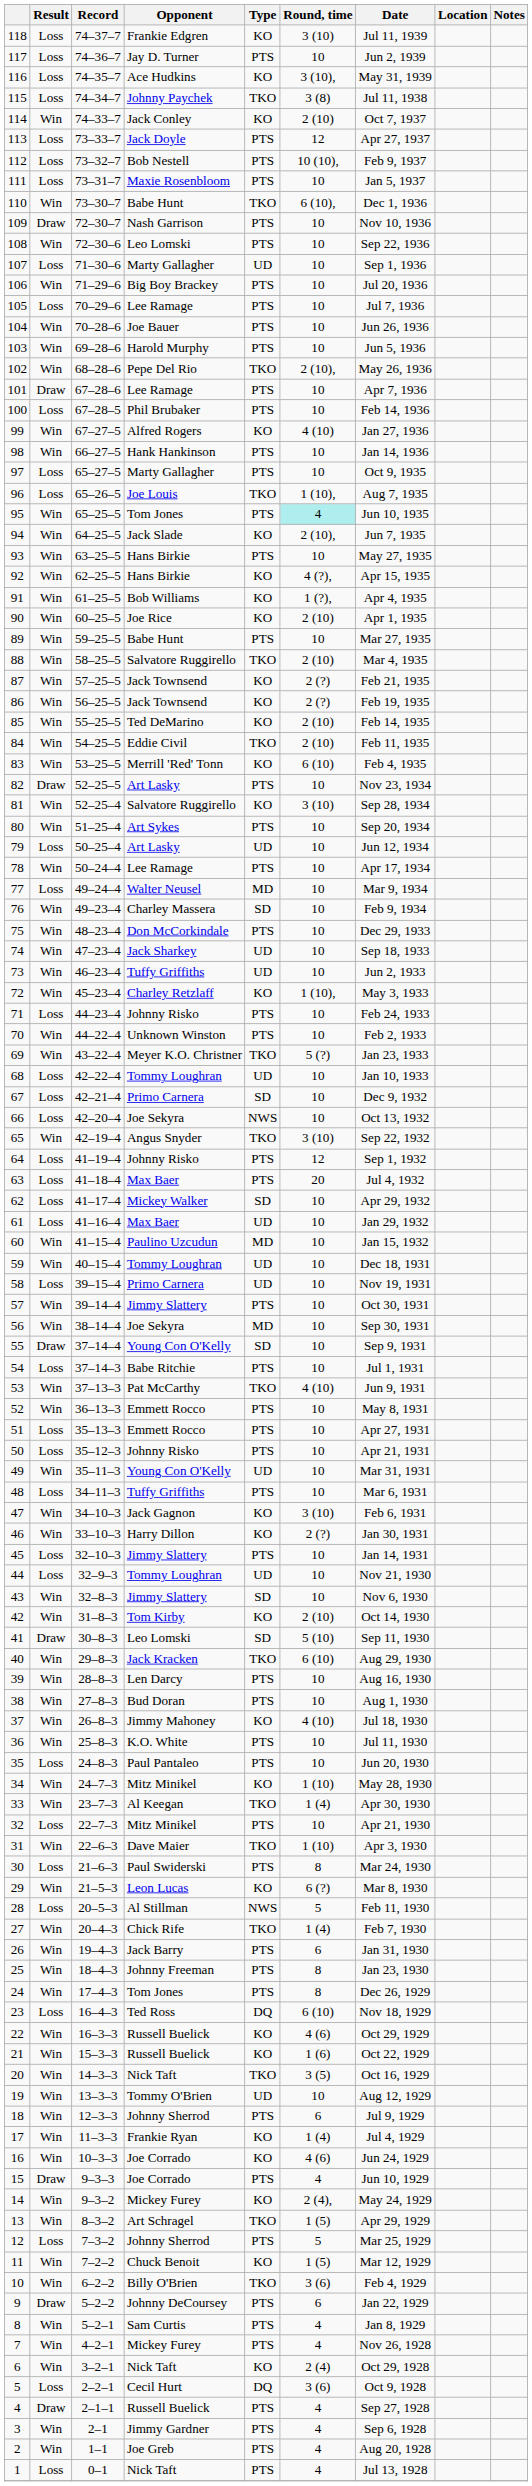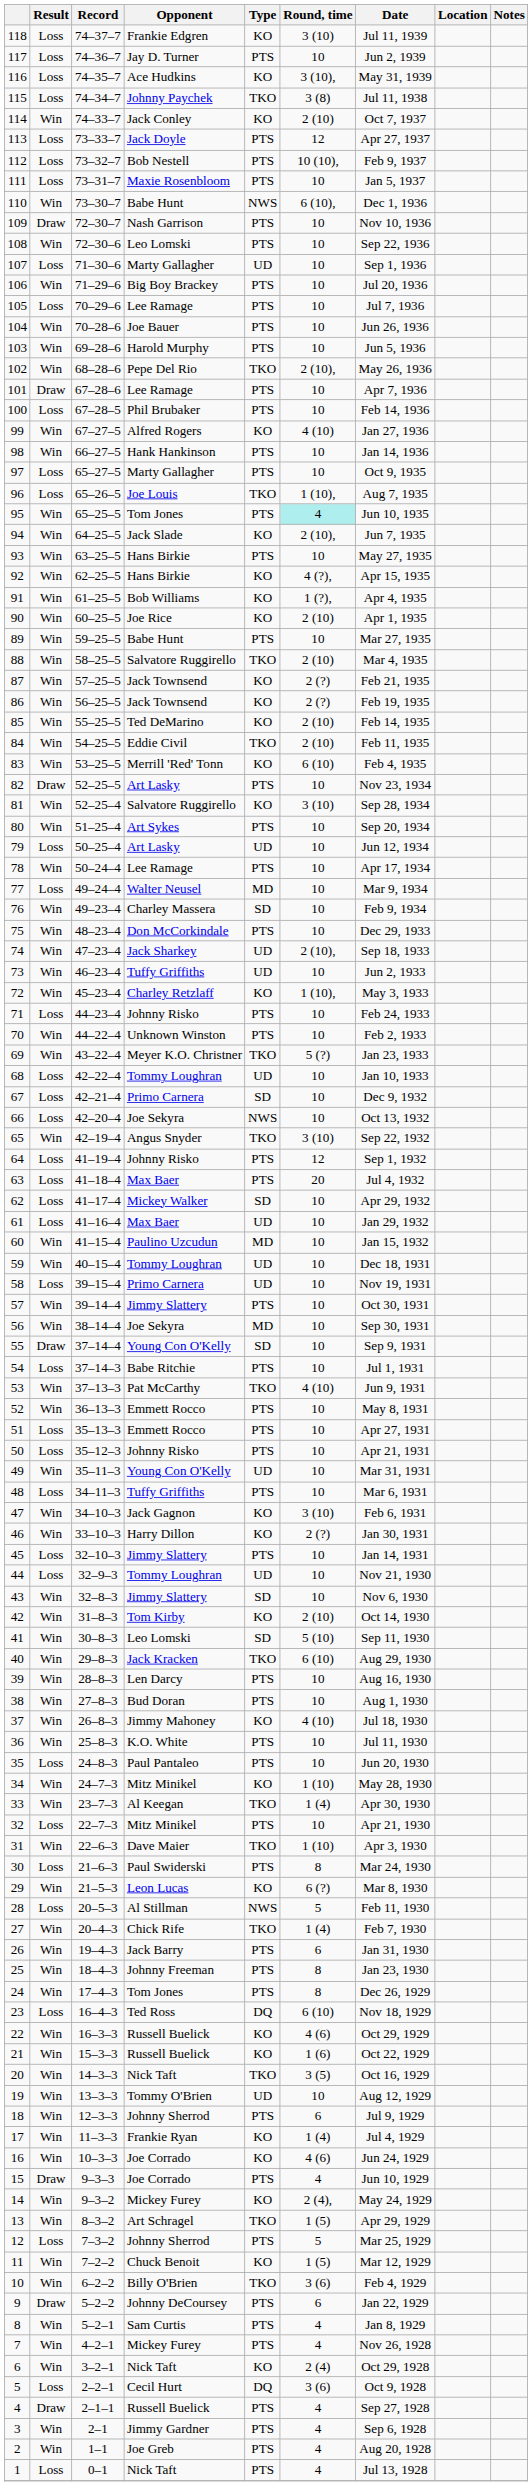(263, 202) TKO -> (263, 202) NWS
(318, 951) 10 -> (318, 951) 2 (10),
(51, 1637) Draw -> (51, 1637) Win
